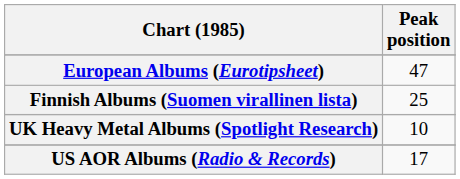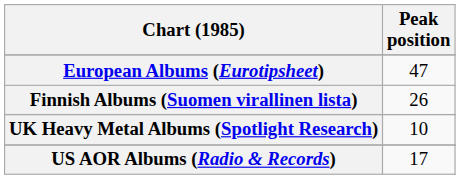(419, 99) 25 -> (419, 99) 26
